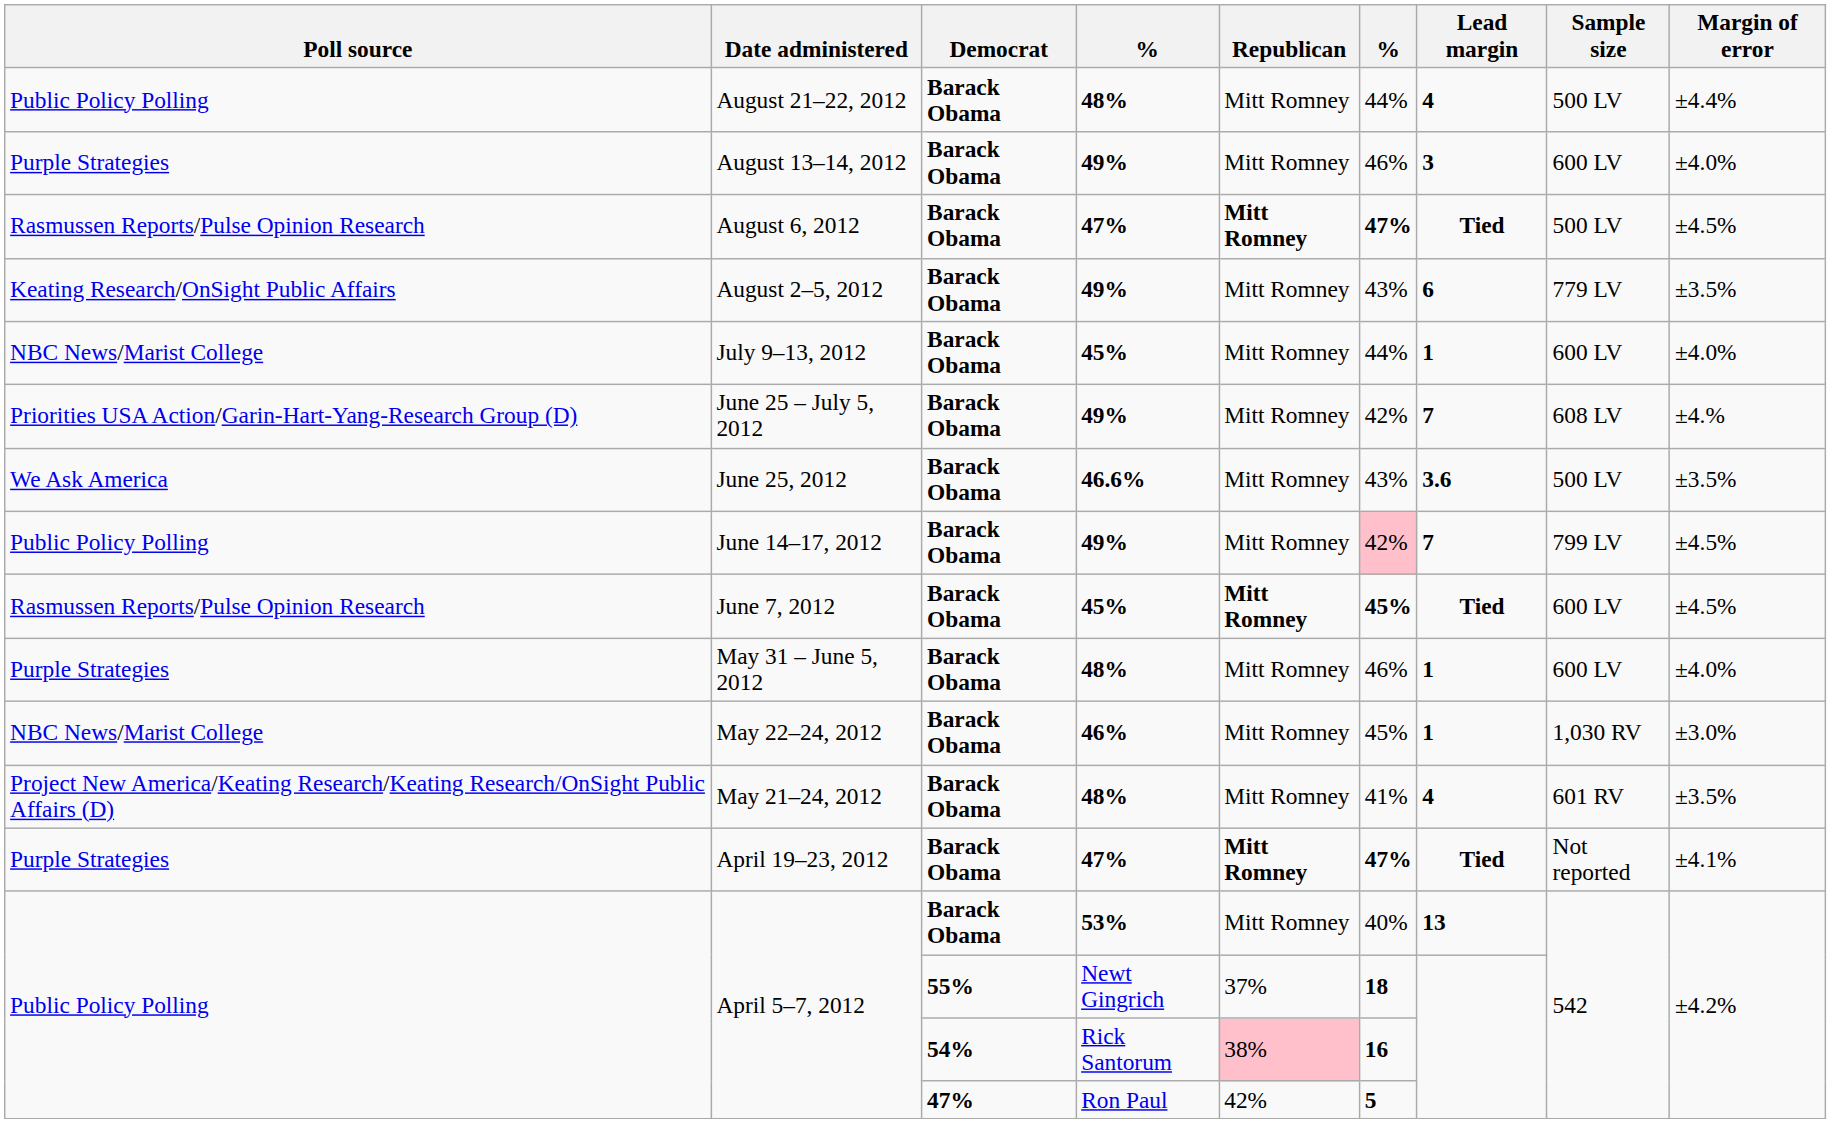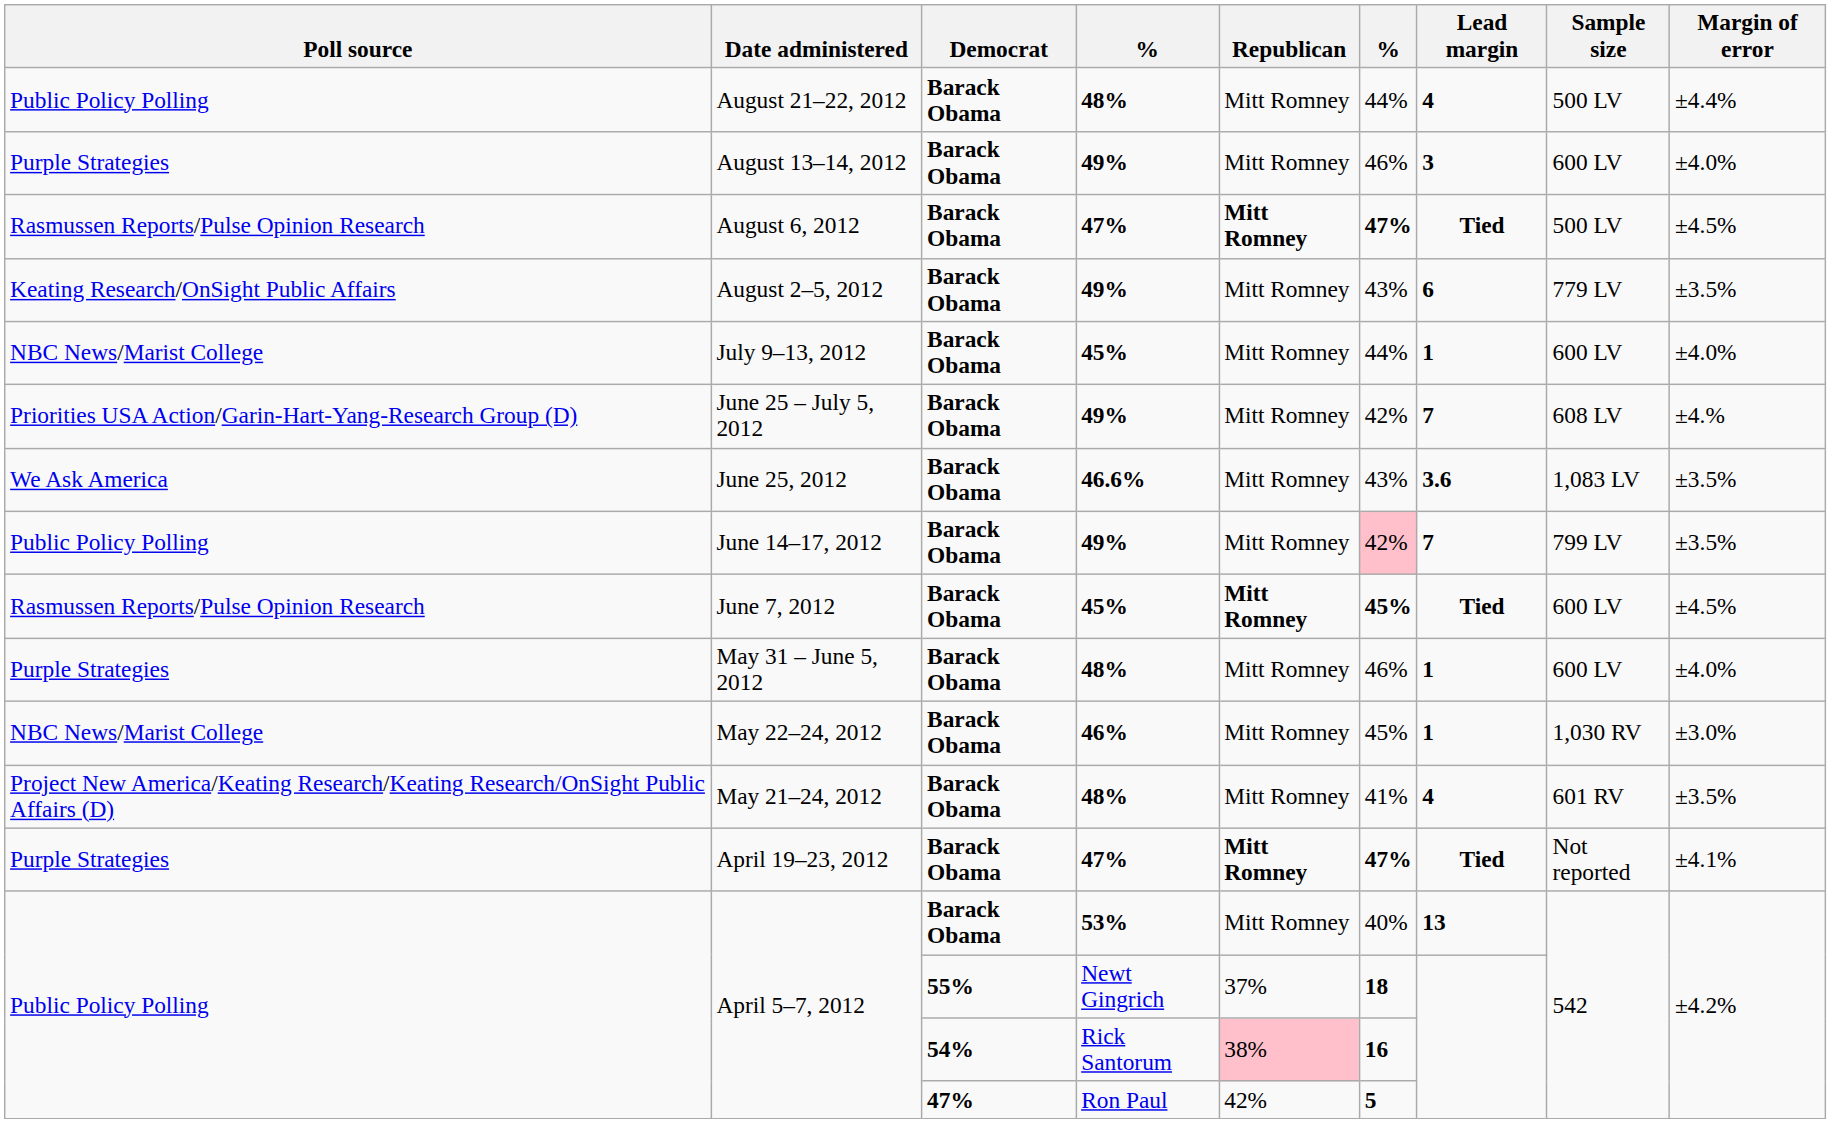(1587, 479) 500 LV -> (1596, 479) 1,083 LV
(1706, 542) ±4.5% -> (1706, 542) ±3.5%
